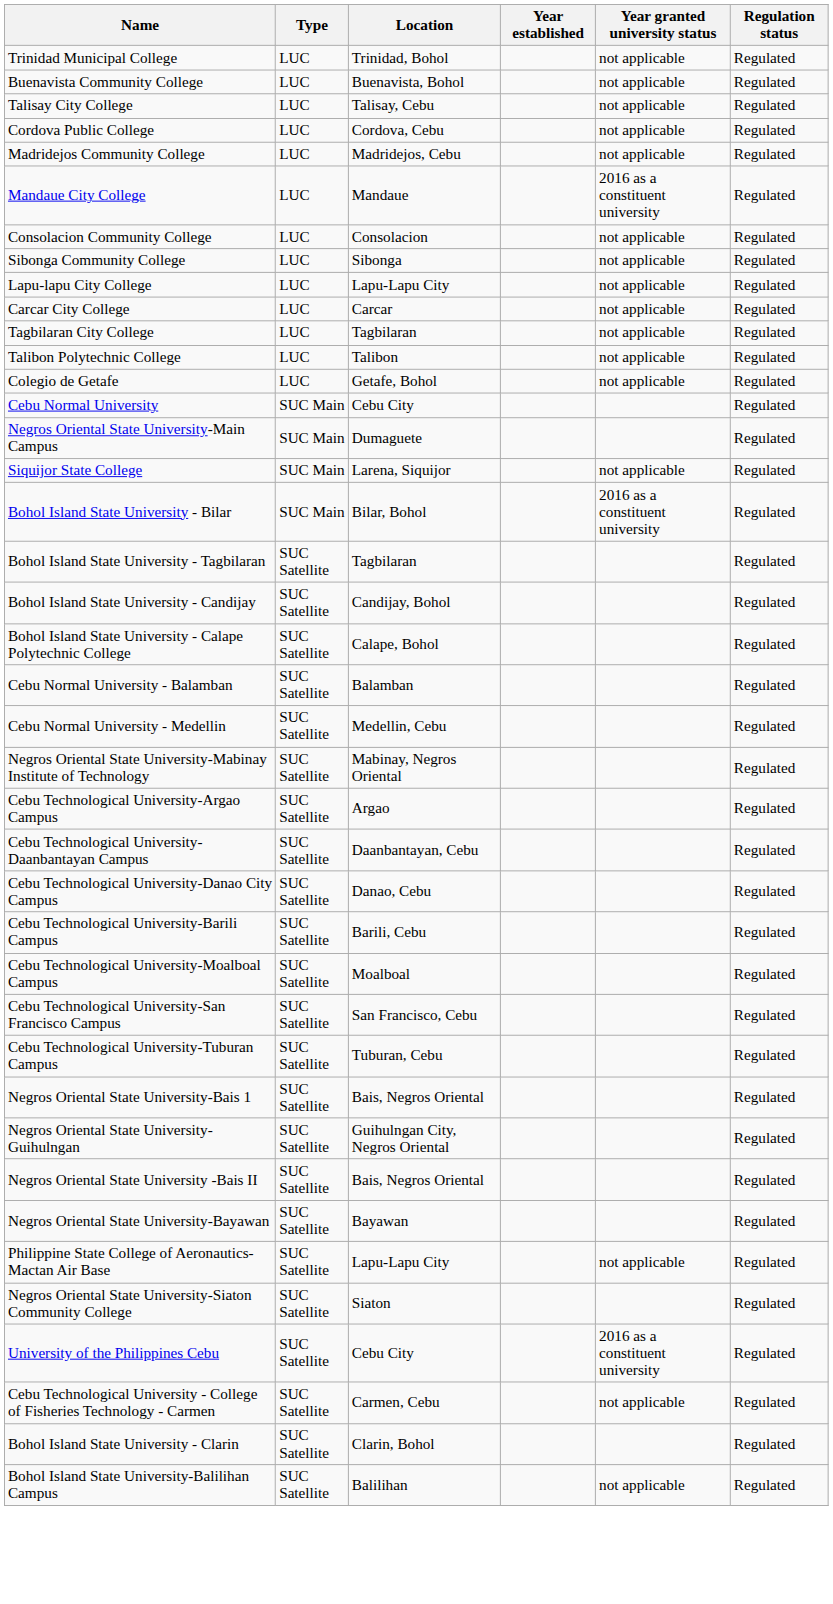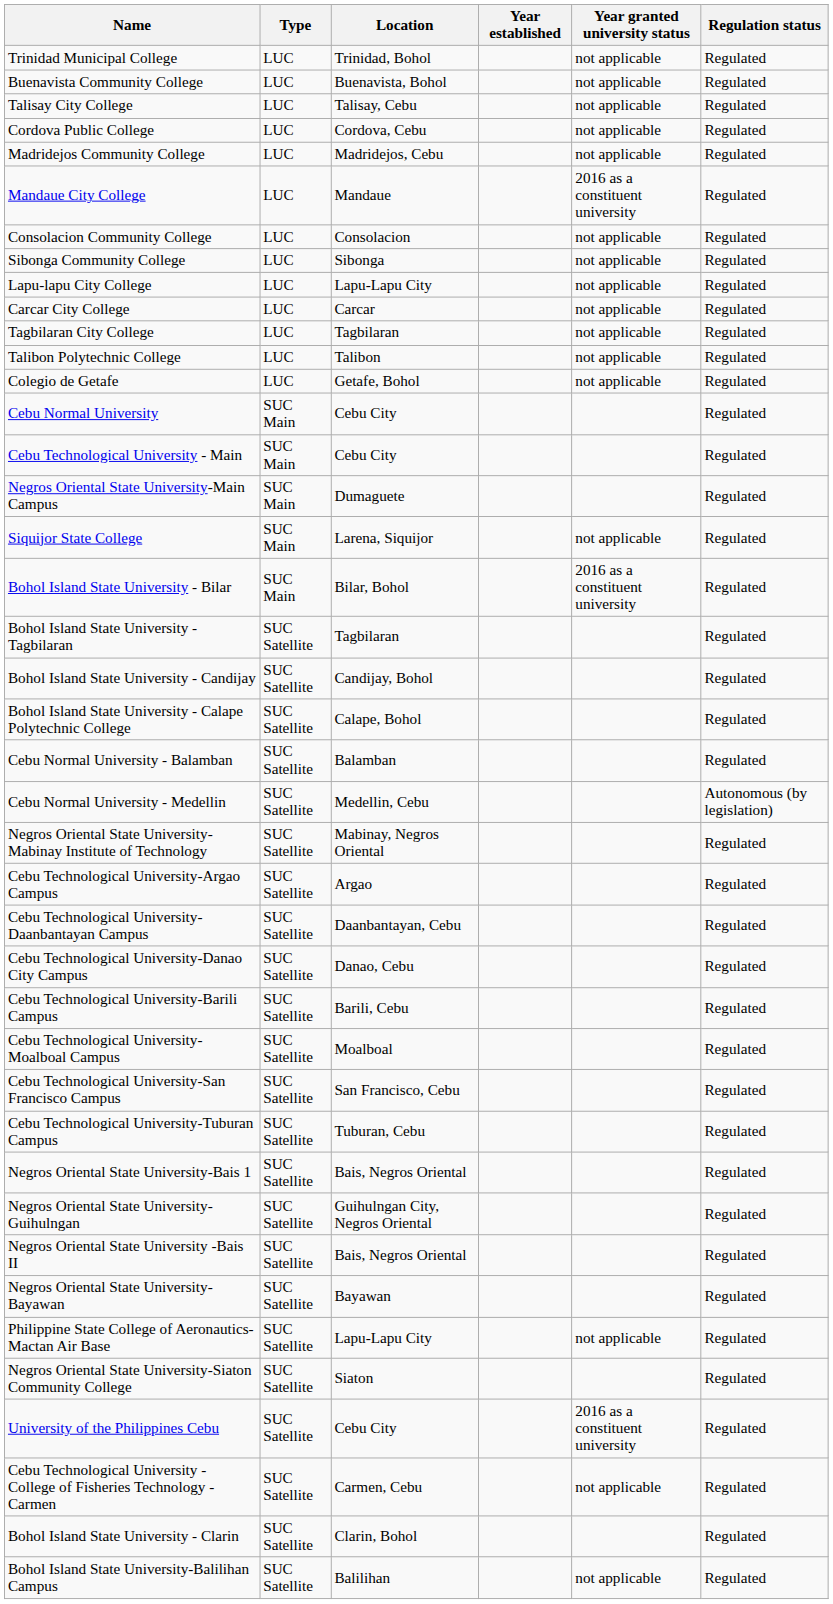+ row: (125, 455)
(765, 726) Regulated -> (756, 801) Autonomous (by legislation)
